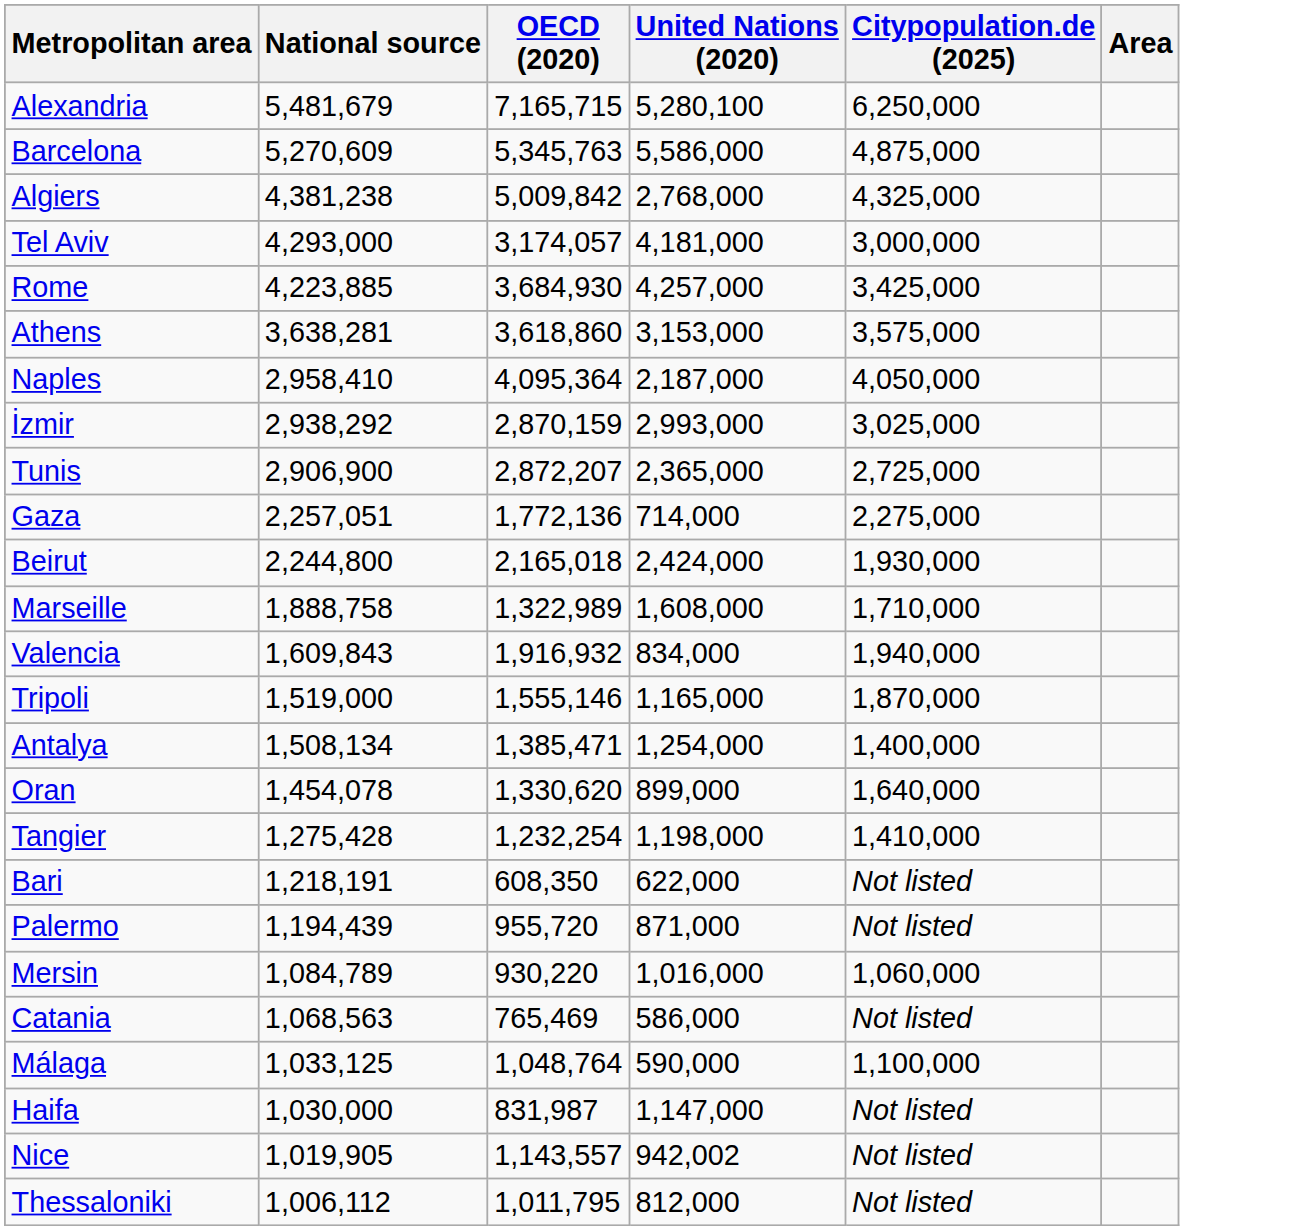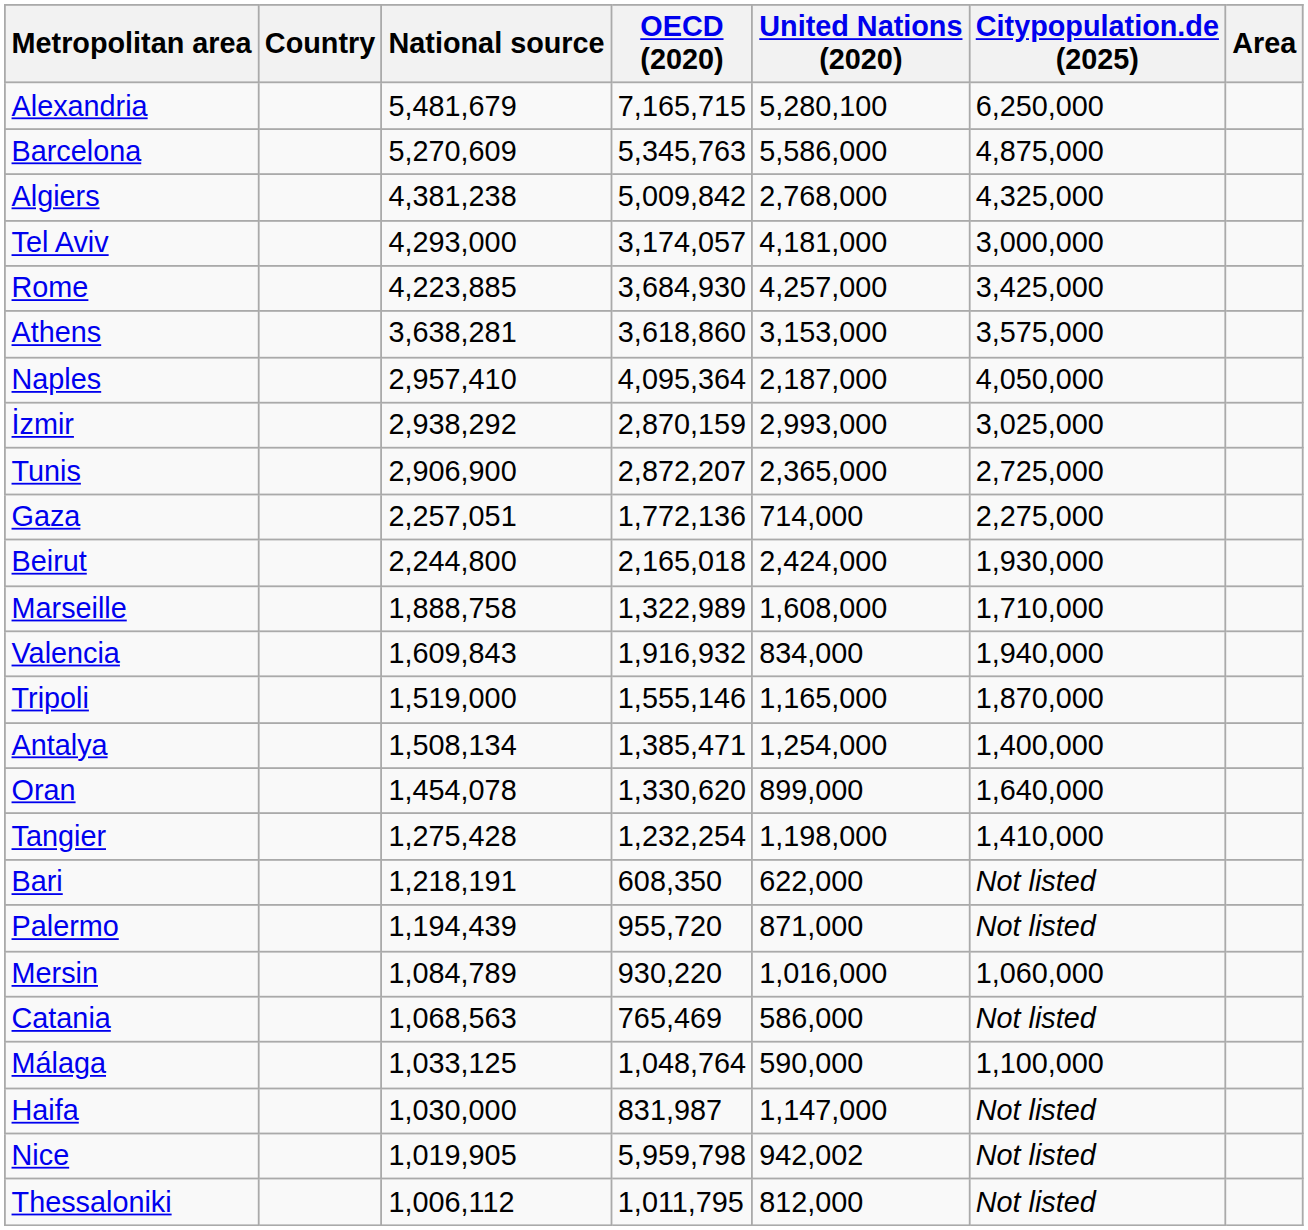+ column: (320, 43)
(329, 379) 2,958,410 -> (453, 379) 2,957,410
(558, 1155) 1,143,557 -> (682, 1155) 5,959,798
